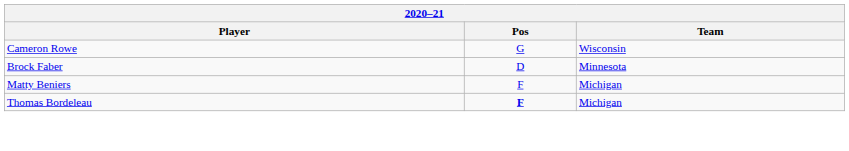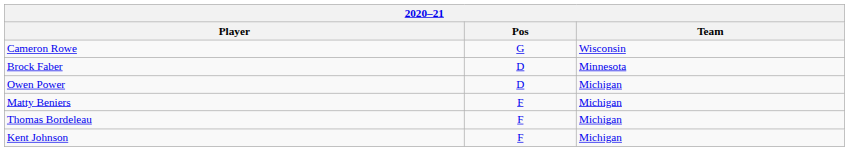+ row: (36, 84)
(520, 102) bold -> (520, 119) normal
+ row: (38, 137)
